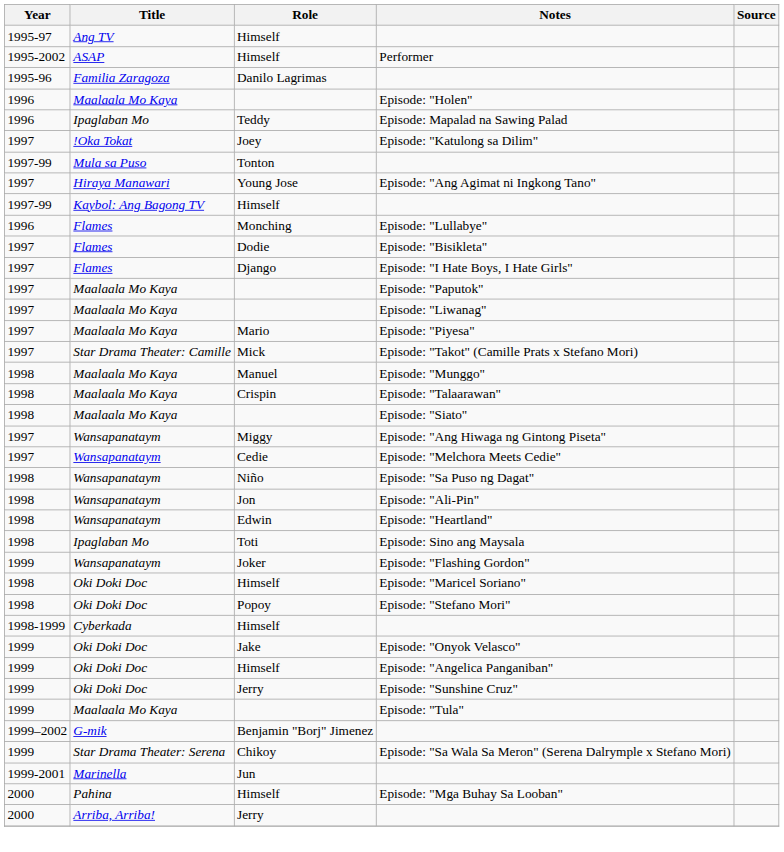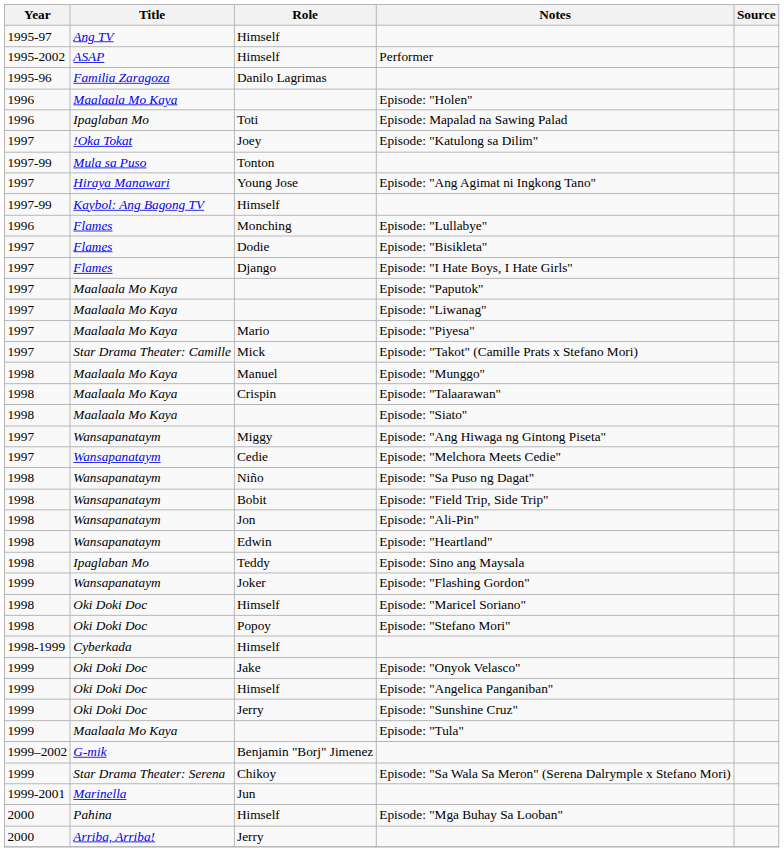(253, 120) Teddy -> (248, 120) Toti
+ row: (117, 499)
(248, 541) Toti -> (253, 562) Teddy
